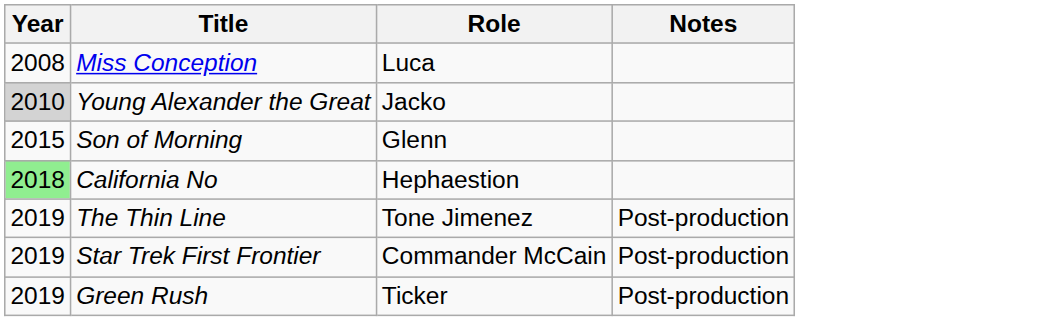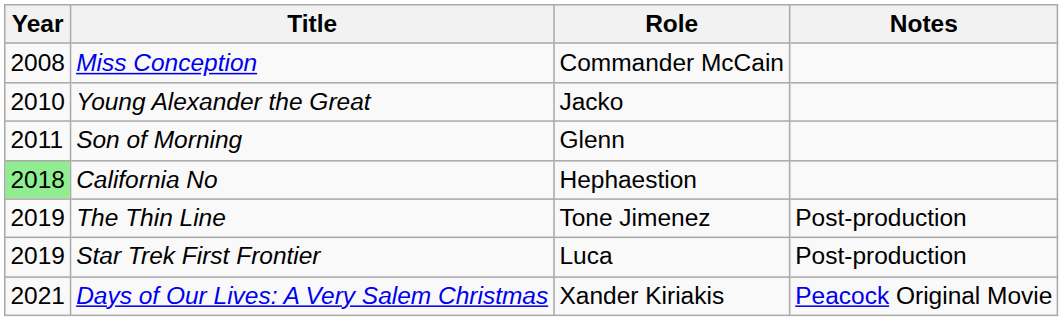(408, 62) Luca -> (672, 62) Commander McCain
(38, 101) lightgrey background -> (38, 101) no background
(38, 140) 2015 -> (37, 140) 2011
(494, 256) Commander McCain -> (586, 256) Luca
- row: (142, 295)
+ row: (312, 295)
